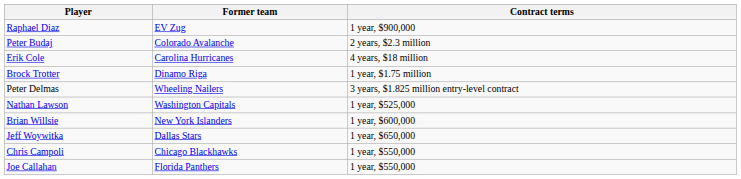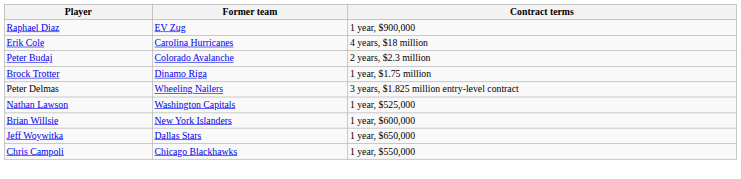rows swapped: (29, 43) <-> (25, 58)
- row: (32, 167)
